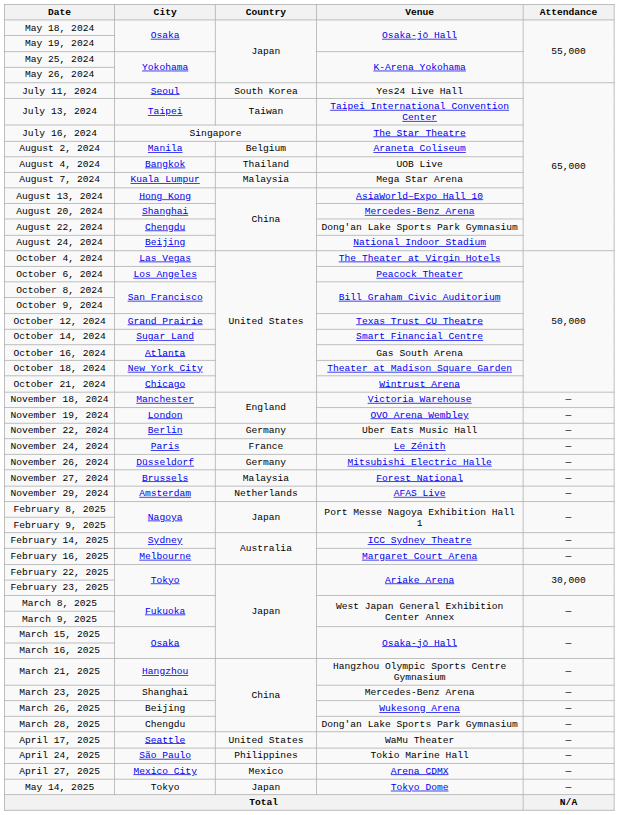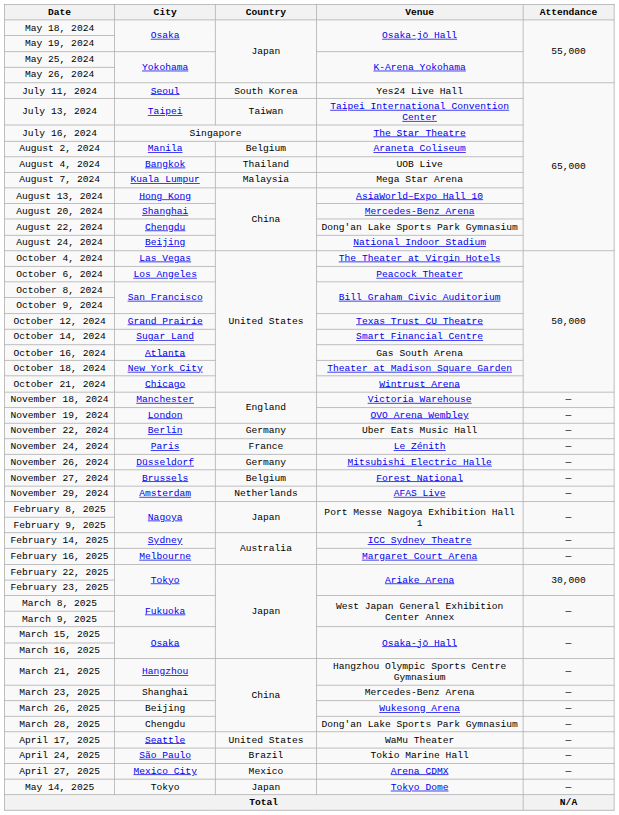(266, 478) Malaysia -> (266, 478) Belgium
(266, 756) Philippines -> (266, 756) Brazil
